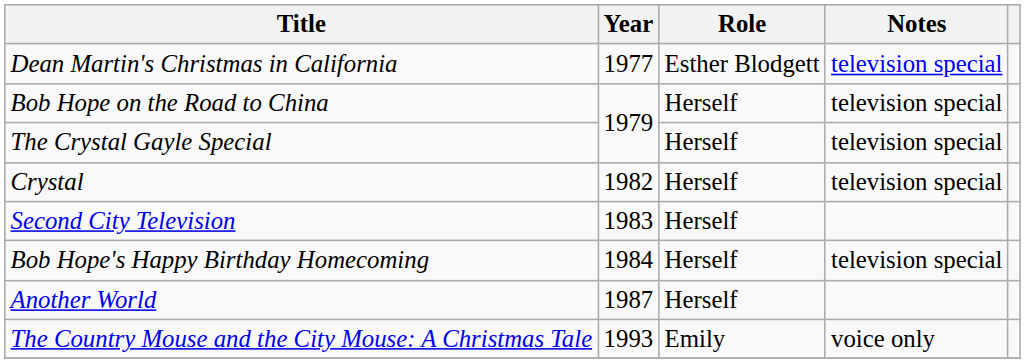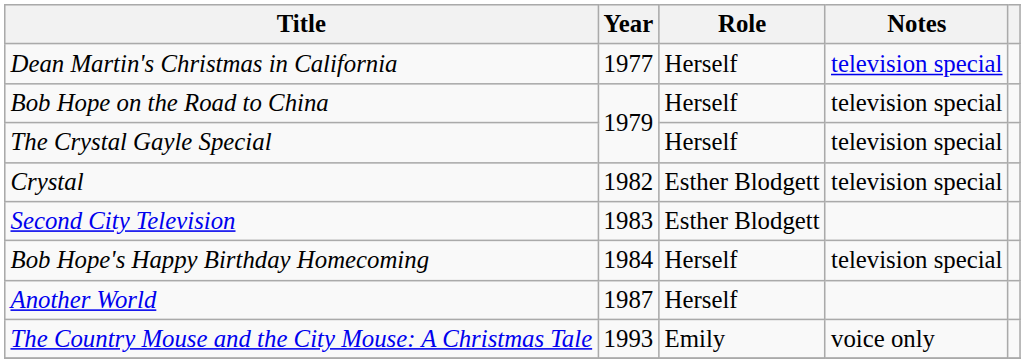(742, 63) Esther Blodgett -> (701, 63) Herself
(701, 181) Herself -> (742, 181) Esther Blodgett
(701, 220) Herself -> (742, 220) Esther Blodgett
